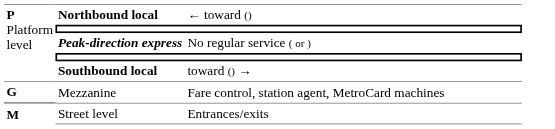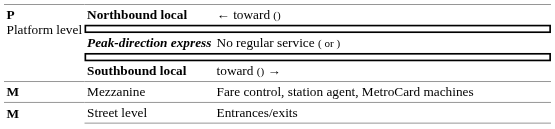(12, 92) G -> (13, 92) M
